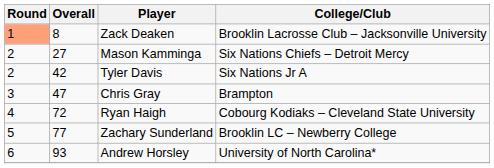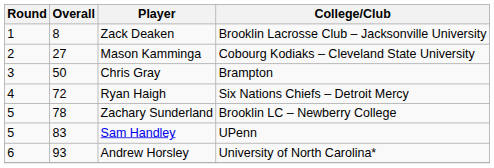(11, 34) lightsalmon background -> (11, 34) no background
(314, 53) Six Nations Chiefs – Detroit Mercy -> (347, 53) Cobourg Kodiaks – Cleveland State University
- row: (131, 73)
(59, 93) 47 -> (59, 73) 50
(347, 113) Cobourg Kodiaks – Cleveland State University -> (314, 93) Six Nations Chiefs – Detroit Mercy
(59, 133) 77 -> (59, 113) 78
+ row: (138, 133)
